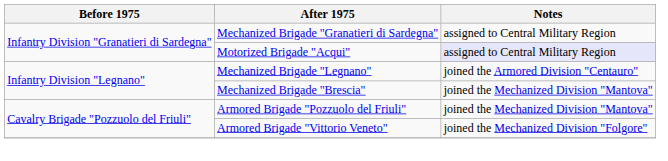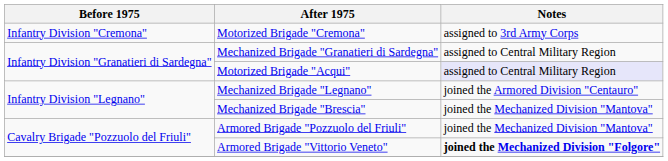+ row: (291, 33)
(546, 128) normal -> (552, 147) bold
